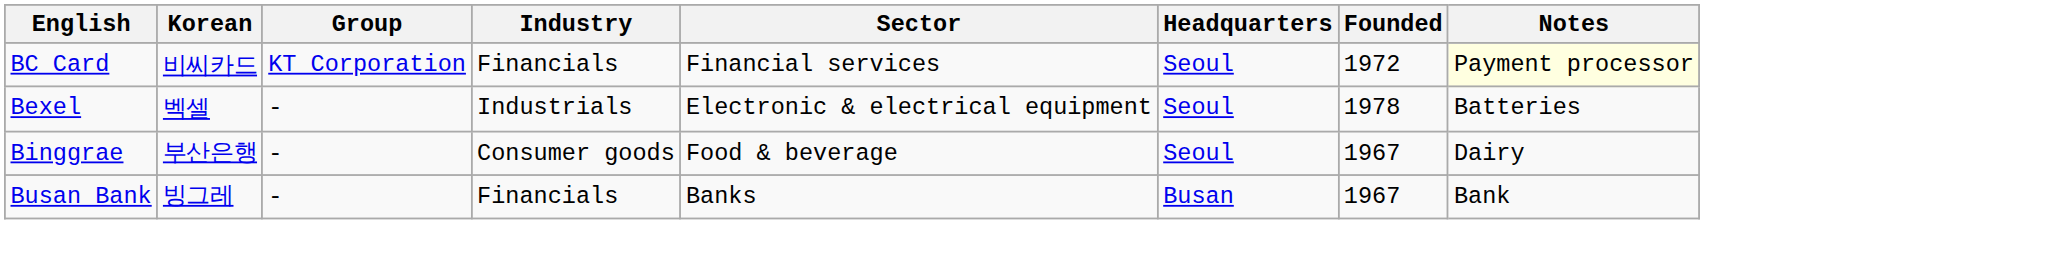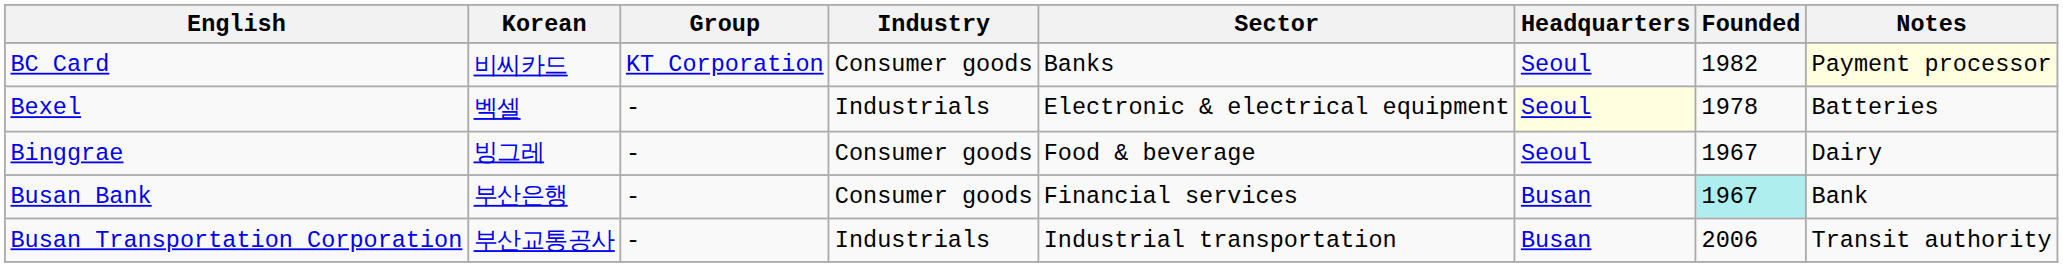(548, 65) Financials -> (934, 65) Consumer goods
(813, 65) Financial services -> (1079, 65) Banks
(1372, 65) 1972 -> (1730, 65) 1982
(1199, 109) no background -> (1556, 109) lightyellow background
(210, 154) 부산은행 -> (509, 154) 빙그레
(198, 197) 빙그레 -> (521, 197) 부산은행
(548, 196) Financials -> (934, 196) Consumer goods
(721, 196) Banks -> (1171, 196) Financial services
(1372, 196) no background -> (1730, 196) paleturquoise background
+ row: (236, 240)
